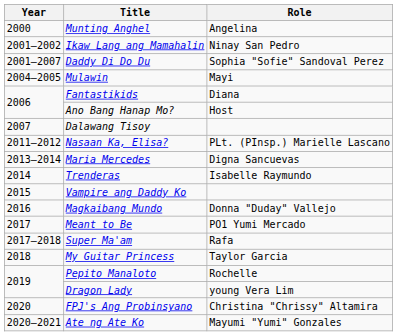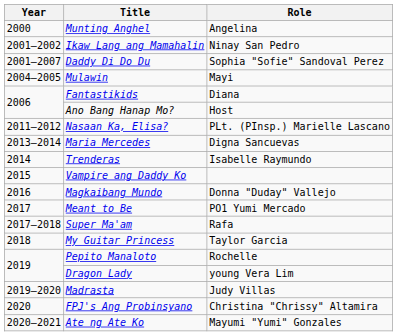- row: (108, 127)
+ row: (90, 290)
